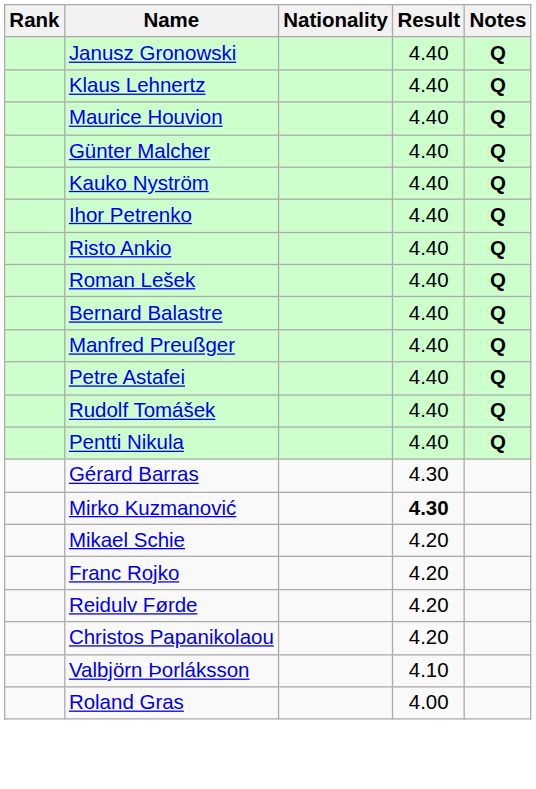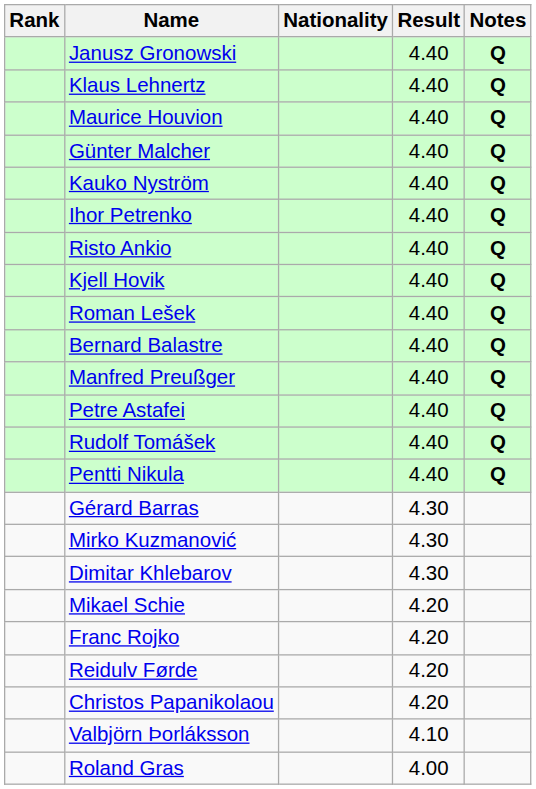+ row: (117, 280)
(429, 507) bold -> (429, 540) normal
+ row: (150, 572)
